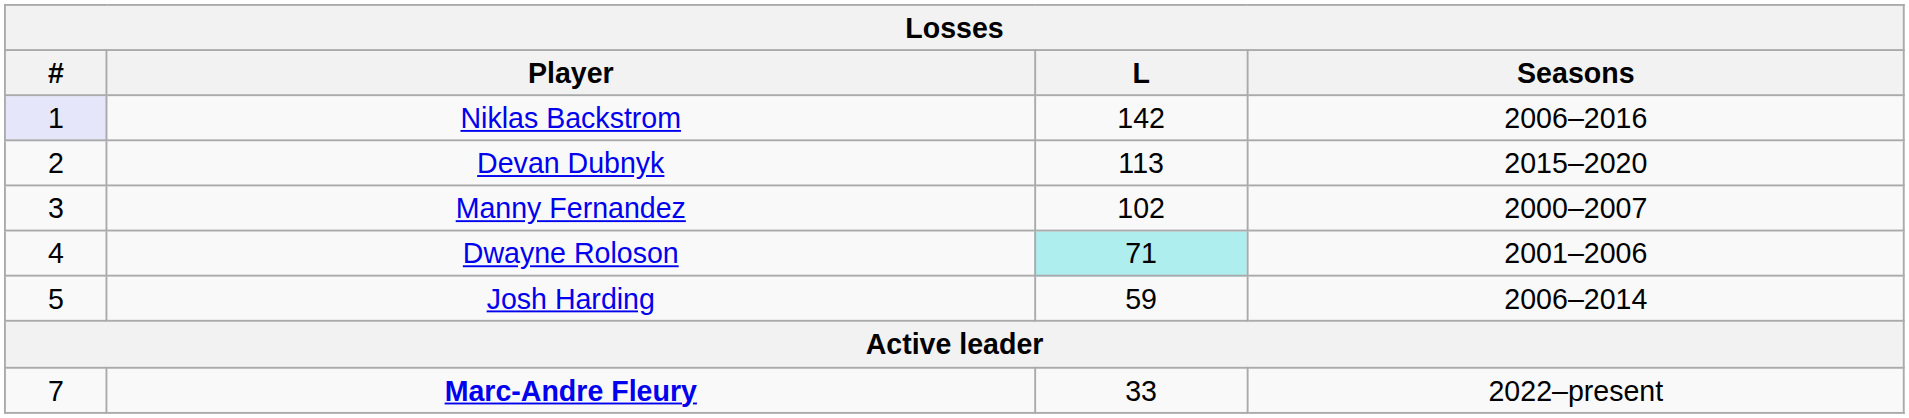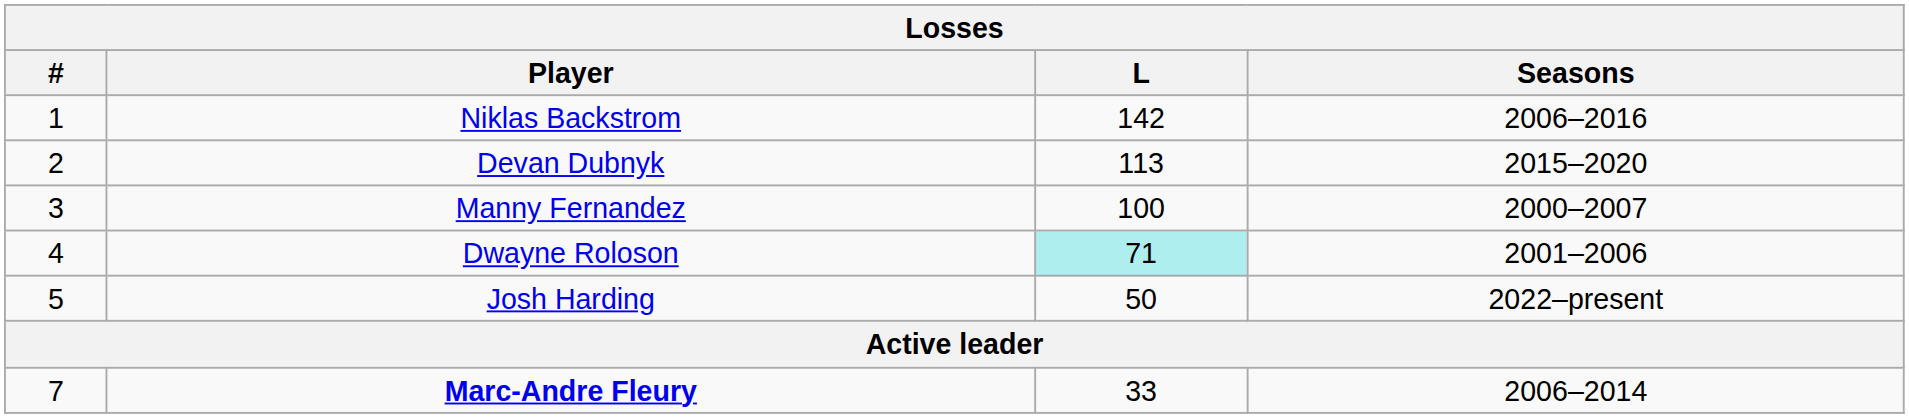(56, 118) lavender background -> (56, 118) no background
(1141, 209) 102 -> (1141, 209) 100
(1141, 299) 59 -> (1141, 299) 50
(1576, 299) 2006–2014 -> (1576, 299) 2022–present
(1576, 390) 2022–present -> (1576, 390) 2006–2014
